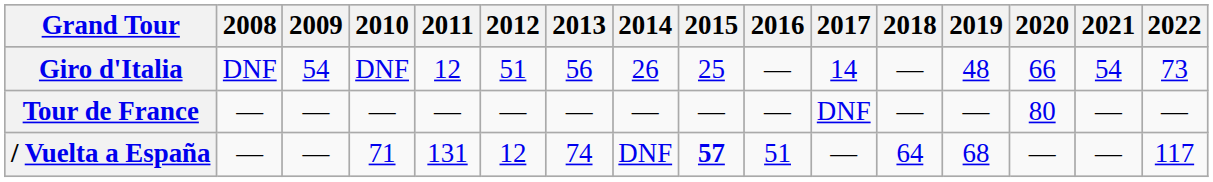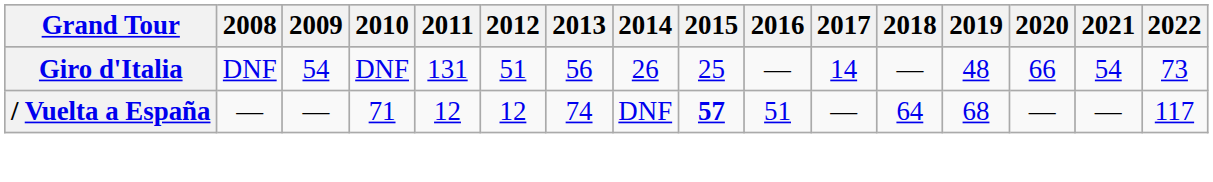(448, 68) 12 -> (448, 68) 131
- row: (111, 111)
(448, 153) 131 -> (448, 111) 12
